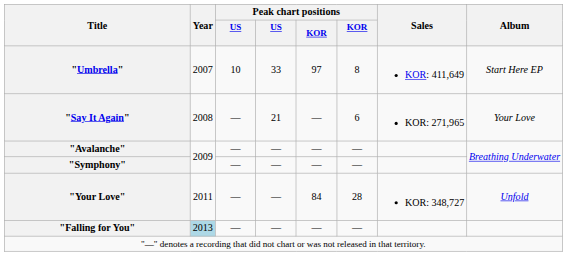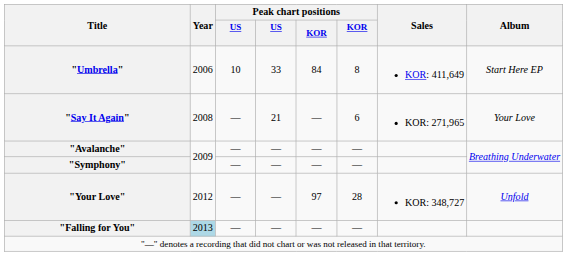(203, 69) 2007 -> (203, 69) 2006
(317, 69) 97 -> (317, 69) 84
(203, 196) 2011 -> (203, 196) 2012
(317, 196) 84 -> (317, 196) 97
